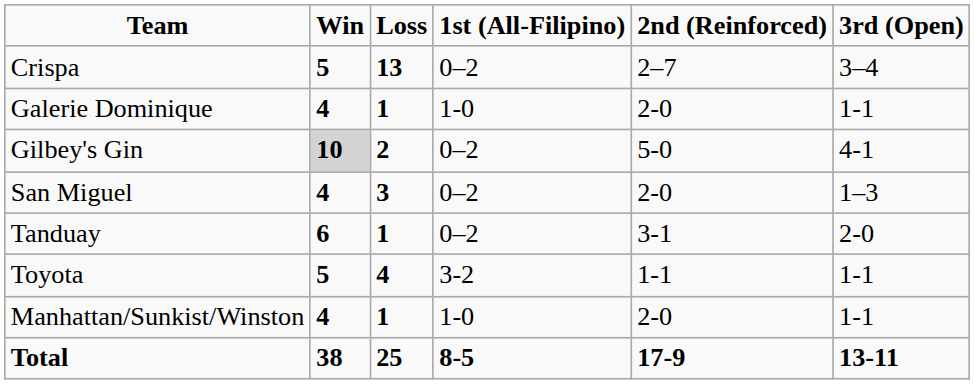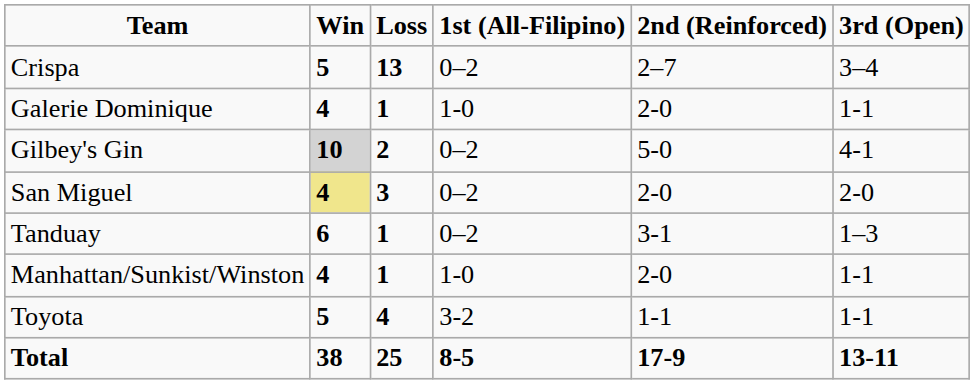(323, 191) no background -> (323, 191) khaki background
(859, 191) 1–3 -> (857, 191) 2-0
(857, 233) 2-0 -> (859, 233) 1–3
rows swapped: (47, 274) <-> (158, 316)
